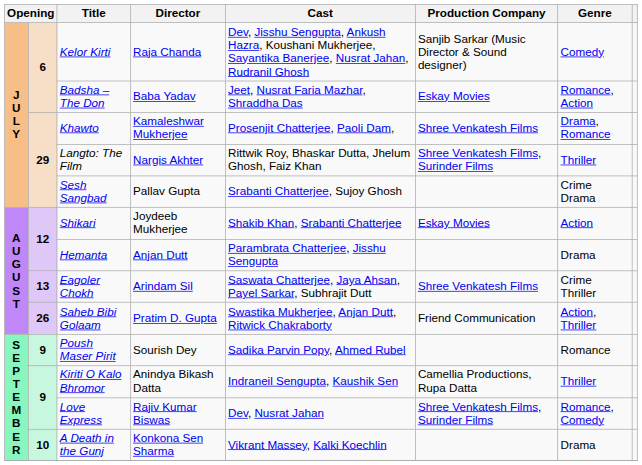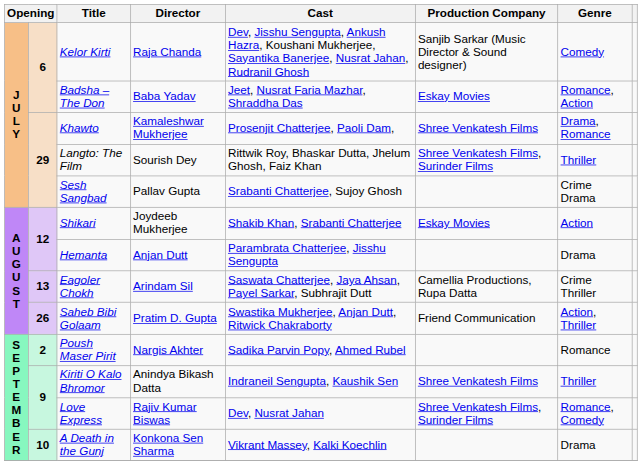(168, 160) Nargis Akhter -> (165, 160) Sourish Dey
(478, 286) Shree Venkatesh Films -> (475, 286) Camellia Productions, Rupa Datta
(43, 350) 9 -> (43, 350) 2
(165, 350) Sourish Dey -> (168, 350) Nargis Akhter
(475, 381) Camellia Productions, Rupa Datta -> (478, 381) Shree Venkatesh Films
